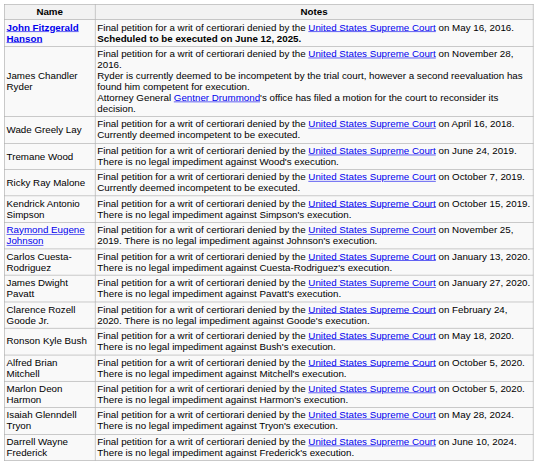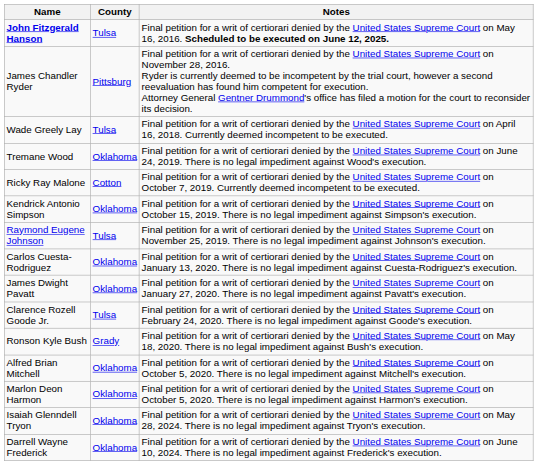+ column: (115, 12)
